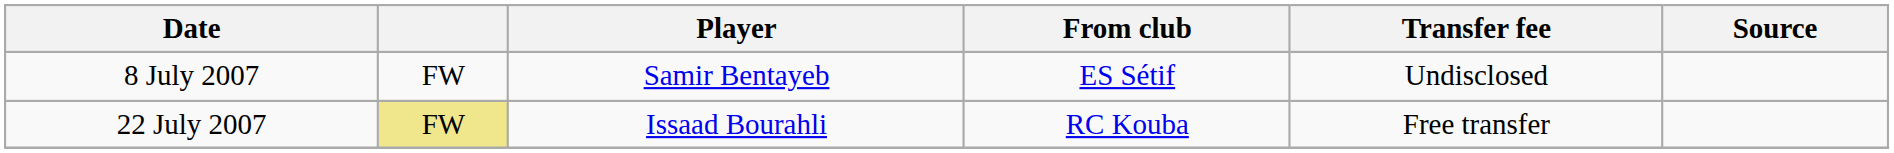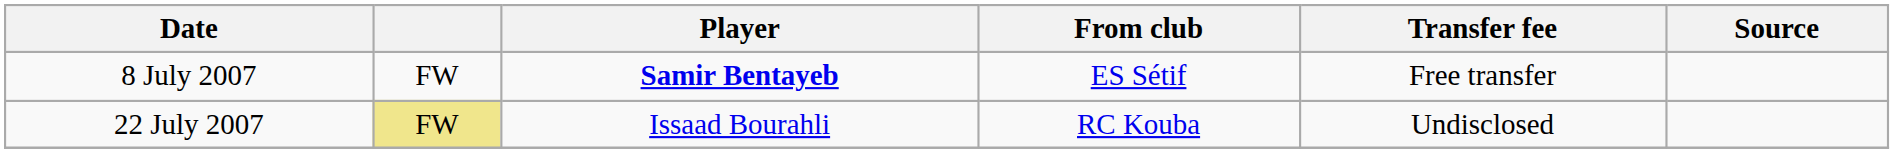(737, 75) normal -> (740, 75) bold
(1476, 75) Undisclosed -> (1483, 75) Free transfer
(1476, 123) Free transfer -> (1483, 123) Undisclosed
